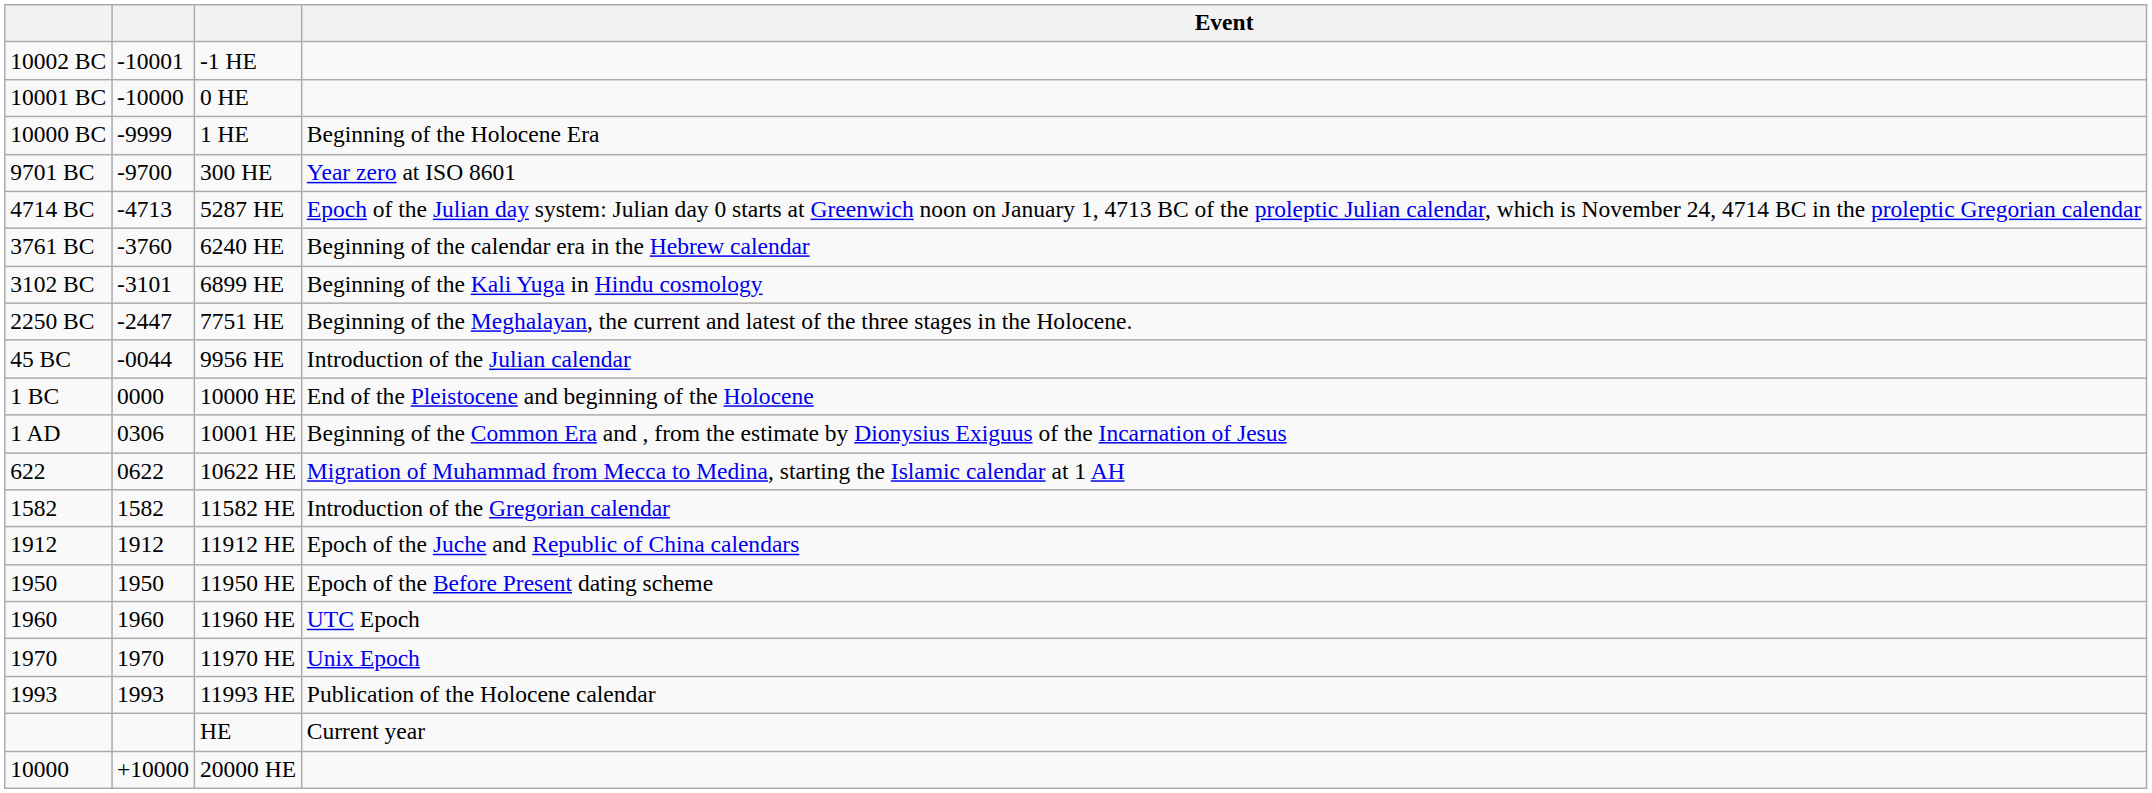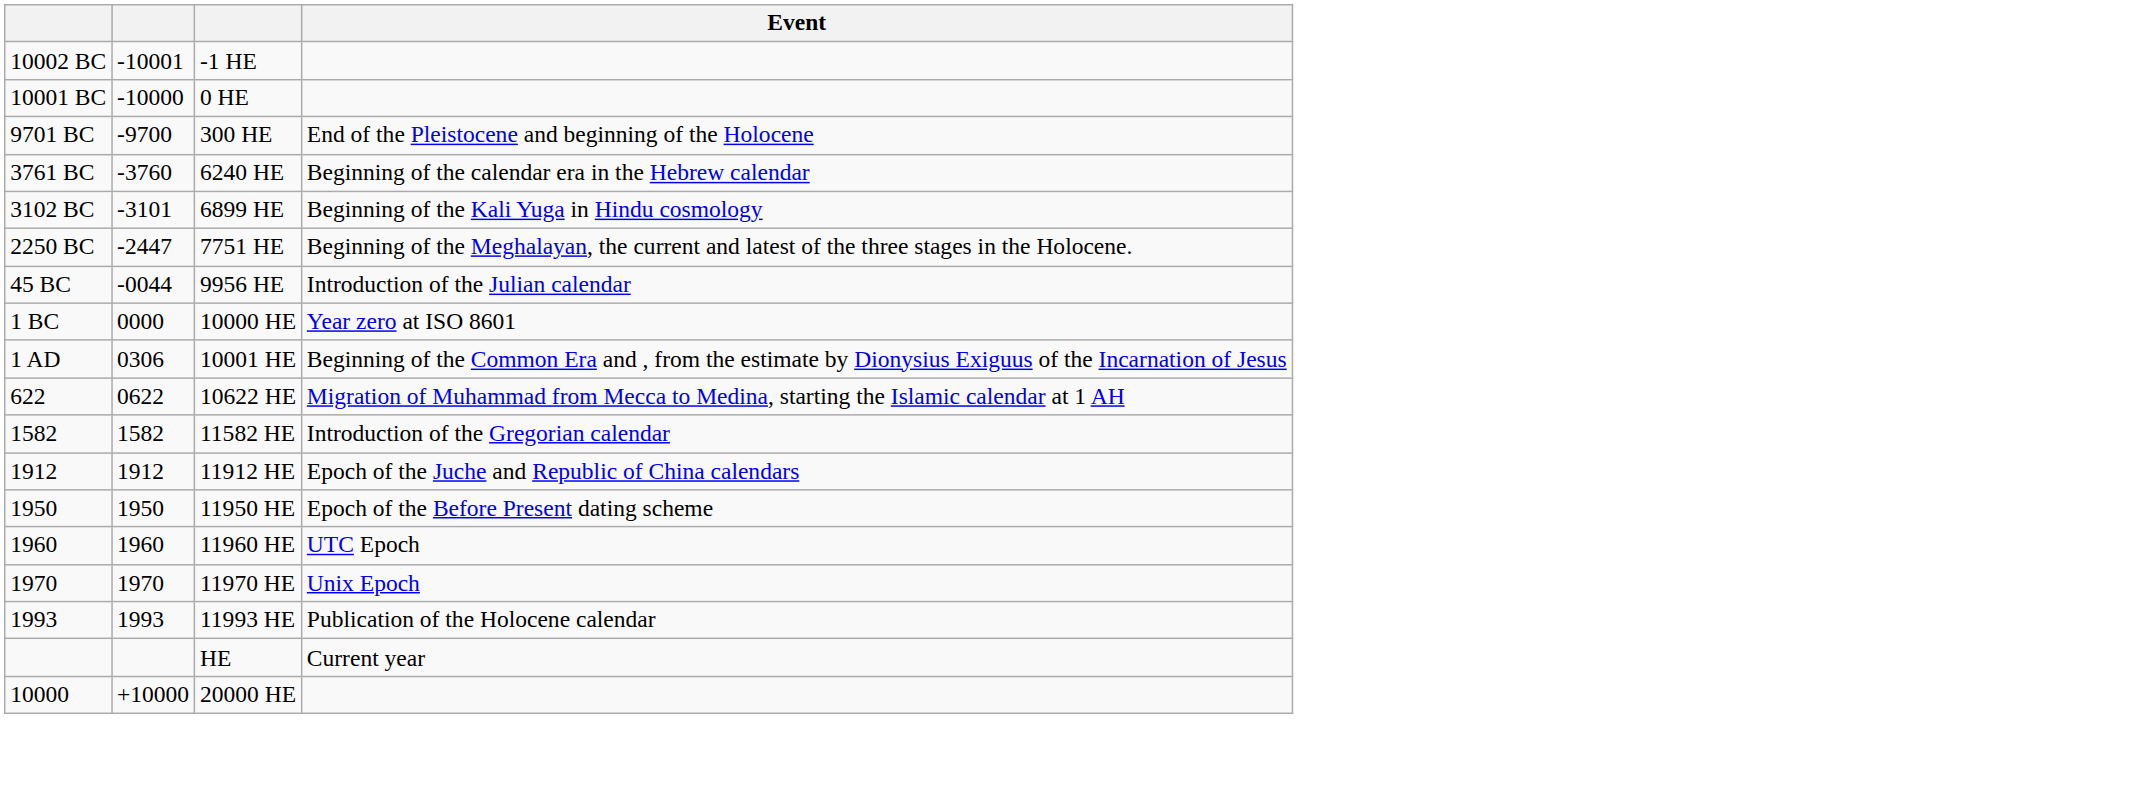- row: (58, 135)
(411, 172) Year zero at ISO 8601 -> (560, 135) End of the Pleistocene and beginning of the Holocene
- row: (52, 209)
(560, 396) End of the Pleistocene and beginning of the Holocene -> (411, 321) Year zero at ISO 8601
